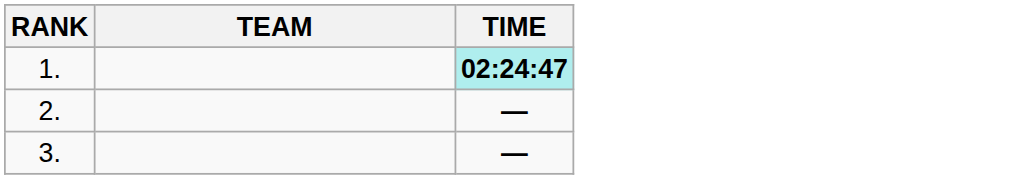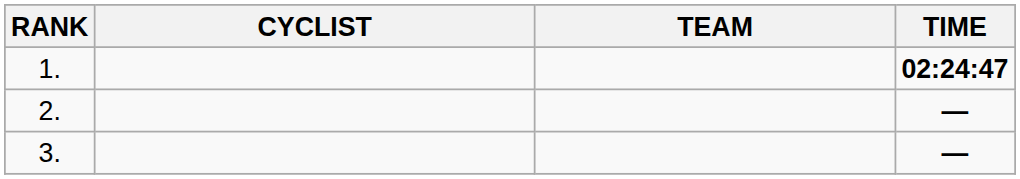+ column: (315, 26)
(514, 69) paleturquoise background -> (955, 69) no background
